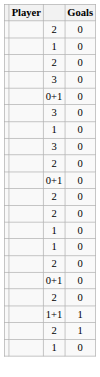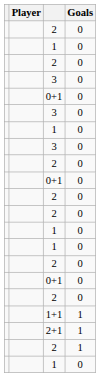+ row: (54, 331)
